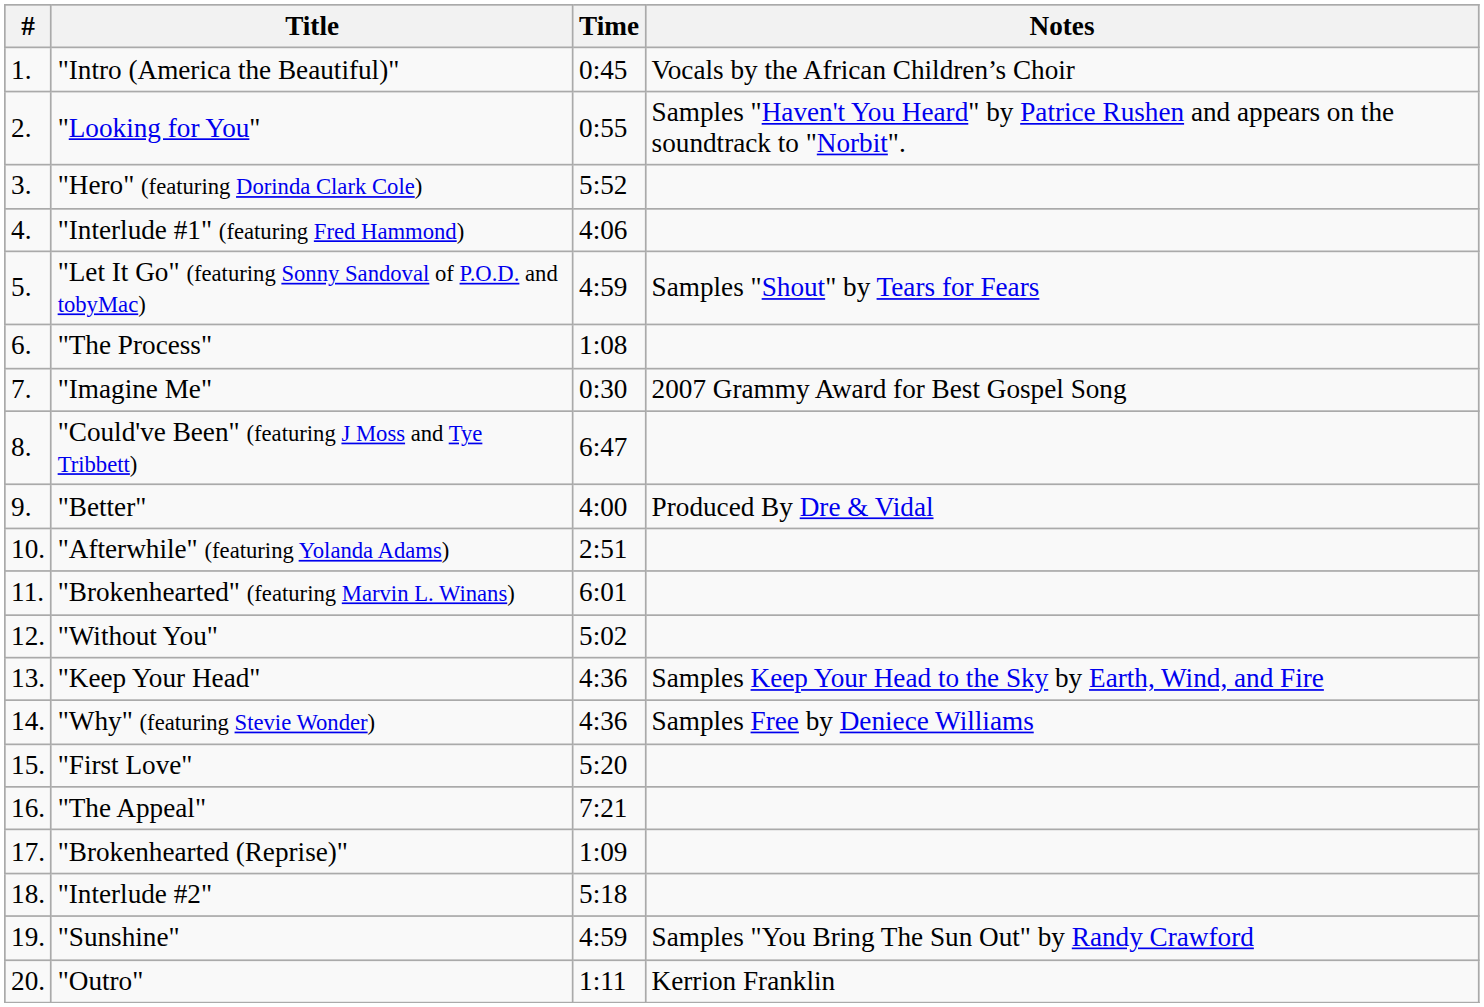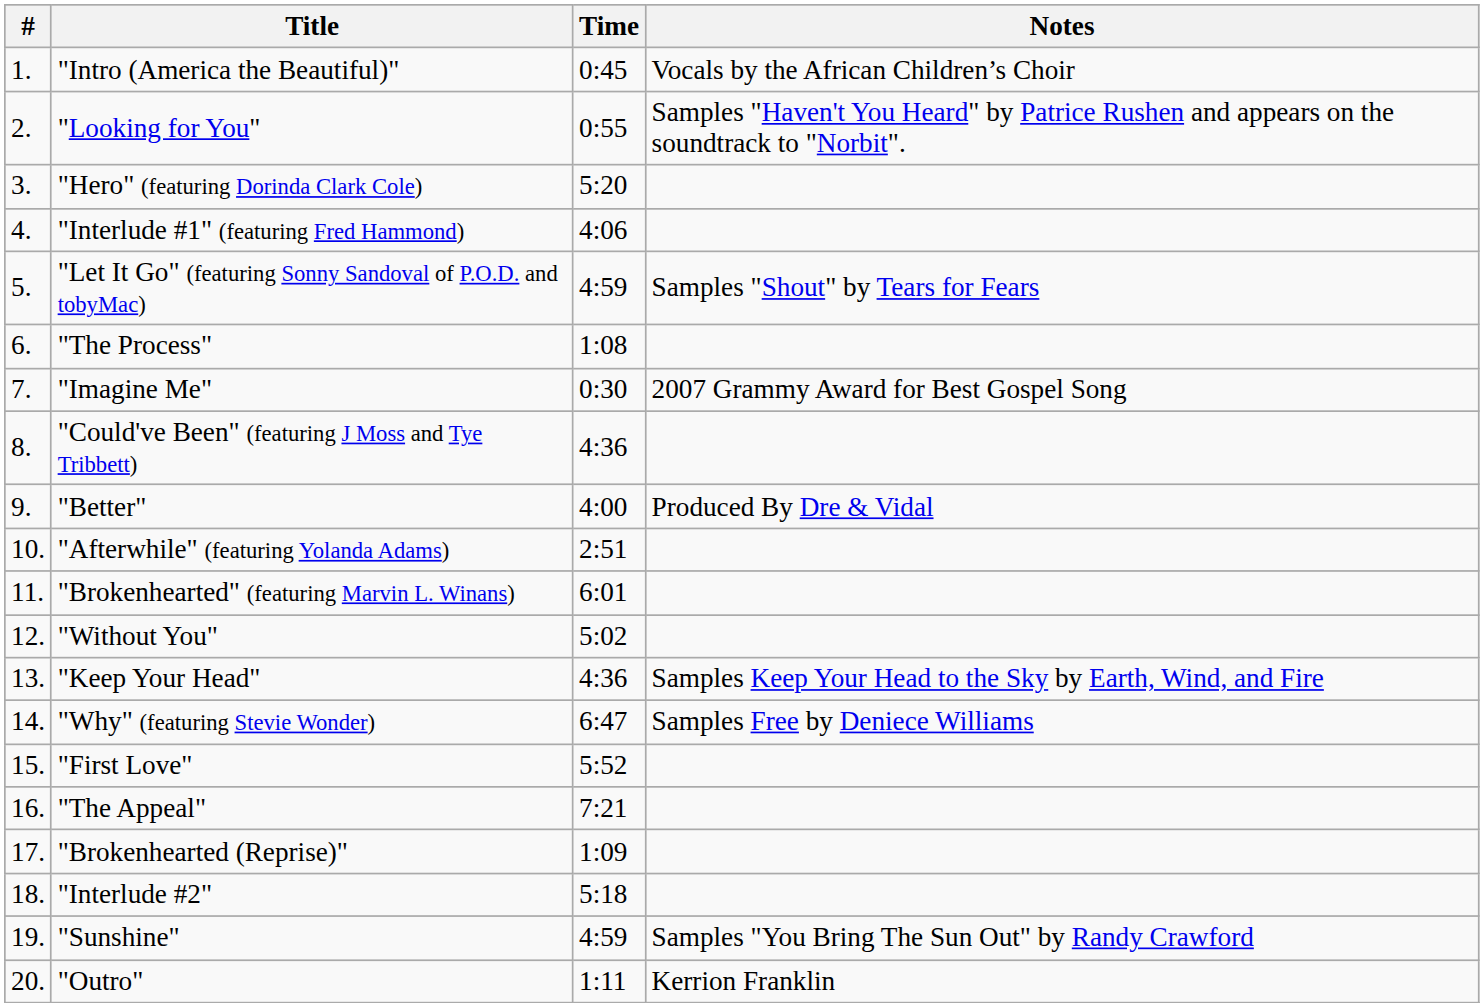(603, 186) 5:52 -> (603, 186) 5:20
(603, 447) 6:47 -> (603, 447) 4:36
(603, 721) 4:36 -> (603, 721) 6:47
(603, 764) 5:20 -> (603, 764) 5:52
